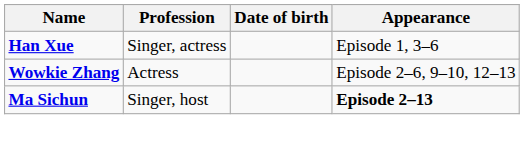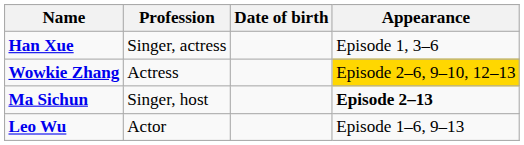(426, 72) no background -> (426, 72) gold background
+ row: (37, 126)
